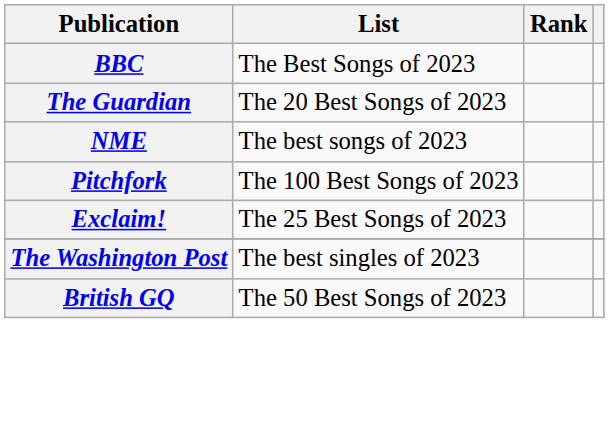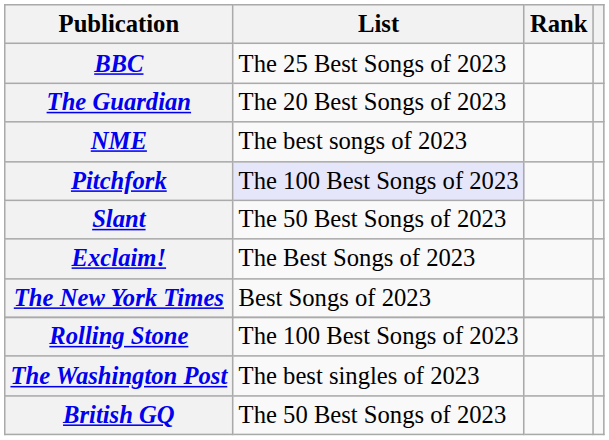(357, 63) The Best Songs of 2023 -> (372, 63) The 25 Best Songs of 2023
(379, 180) no background -> (379, 180) lavender background
+ row: (119, 219)
(372, 219) The 25 Best Songs of 2023 -> (357, 258) The Best Songs of 2023
+ row: (119, 297)
+ row: (119, 336)
